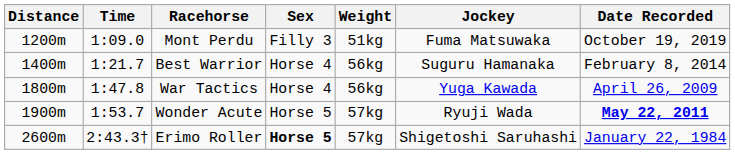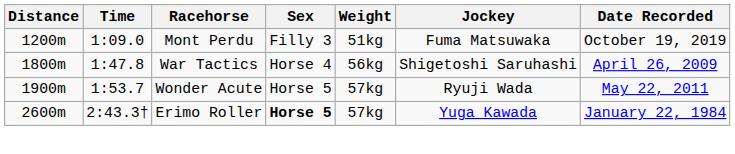- row: (209, 65)
(488, 89) Yuga Kawada -> (488, 65) Shigetoshi Saruhashi
(655, 113) bold -> (655, 89) normal
(488, 137) Shigetoshi Saruhashi -> (488, 113) Yuga Kawada
